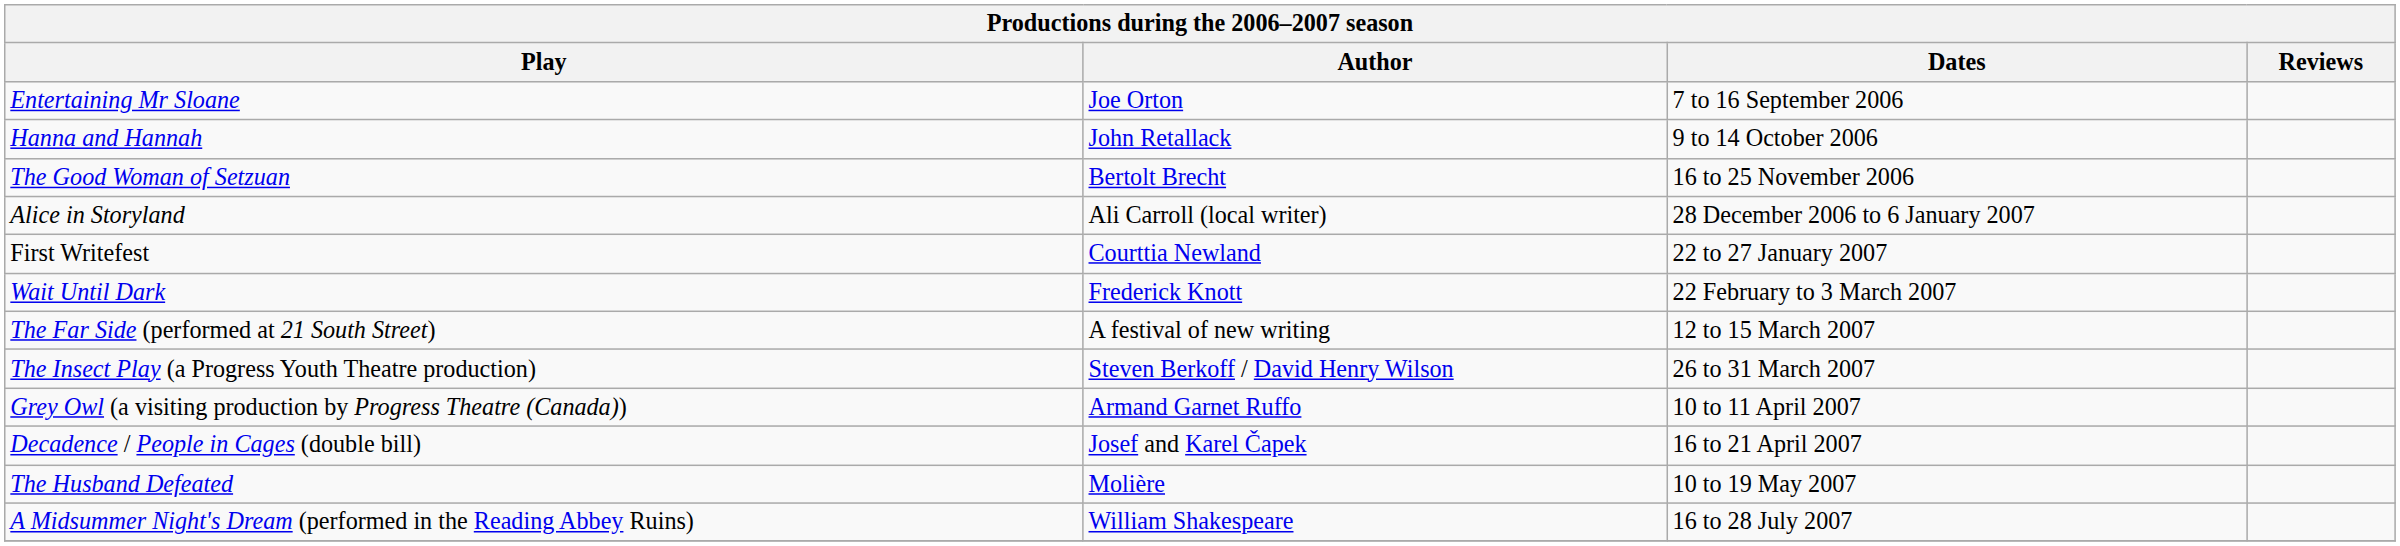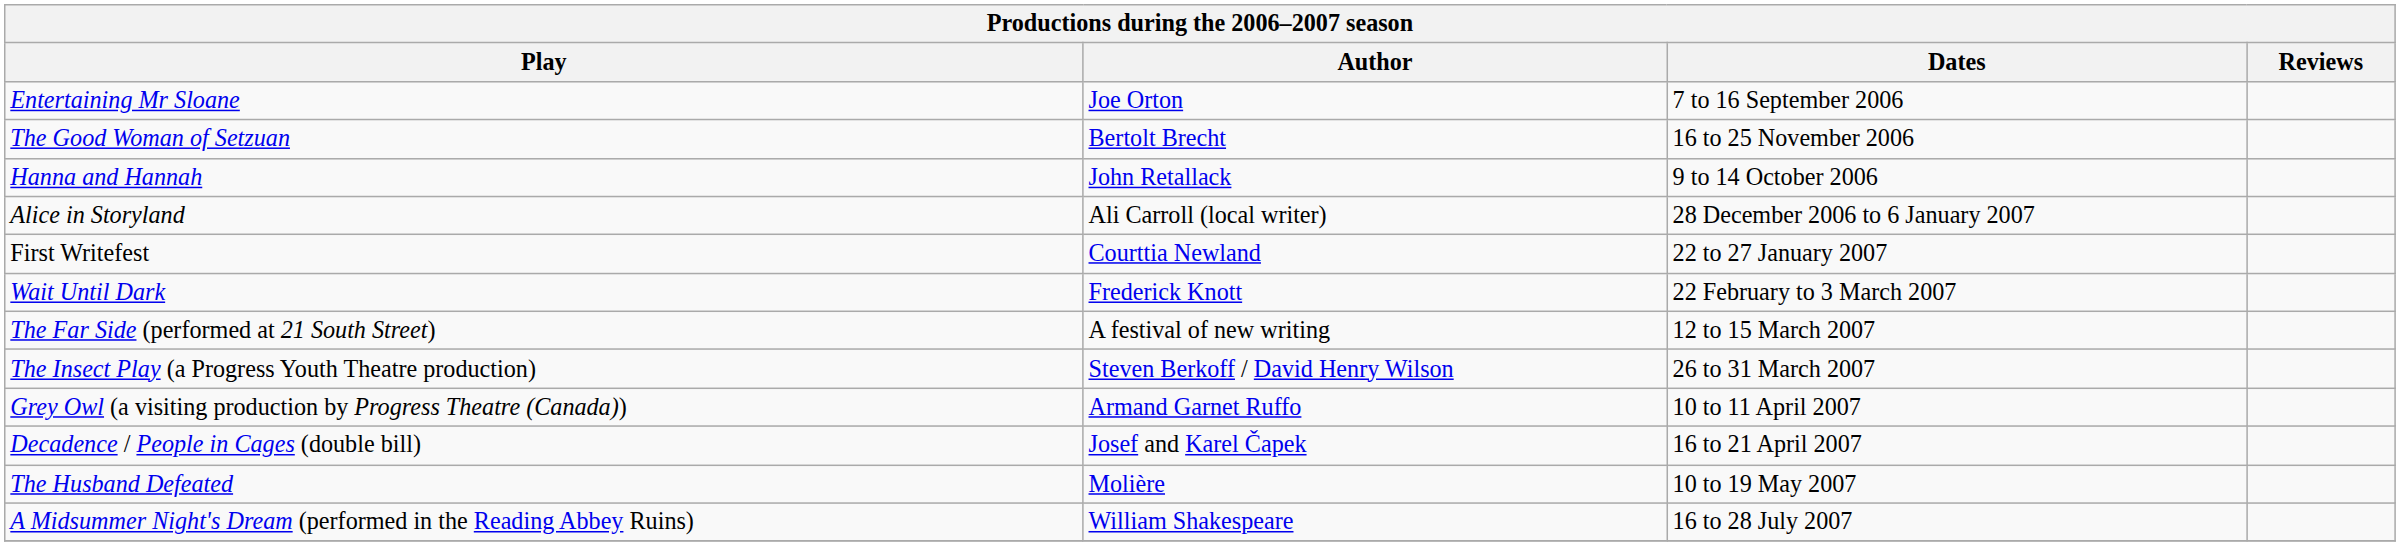rows swapped: (106, 138) <-> (150, 176)
